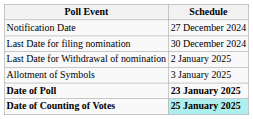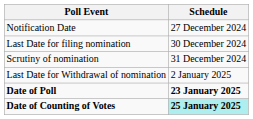+ row: (53, 59)
- row: (51, 75)
